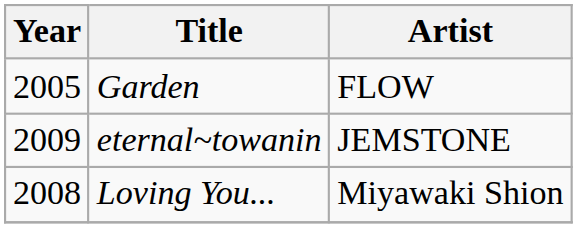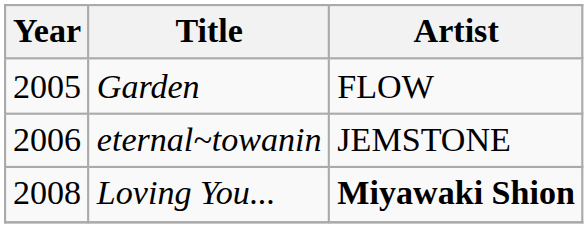(47, 139) 2009 -> (47, 139) 2006
(450, 193) normal -> (456, 193) bold
